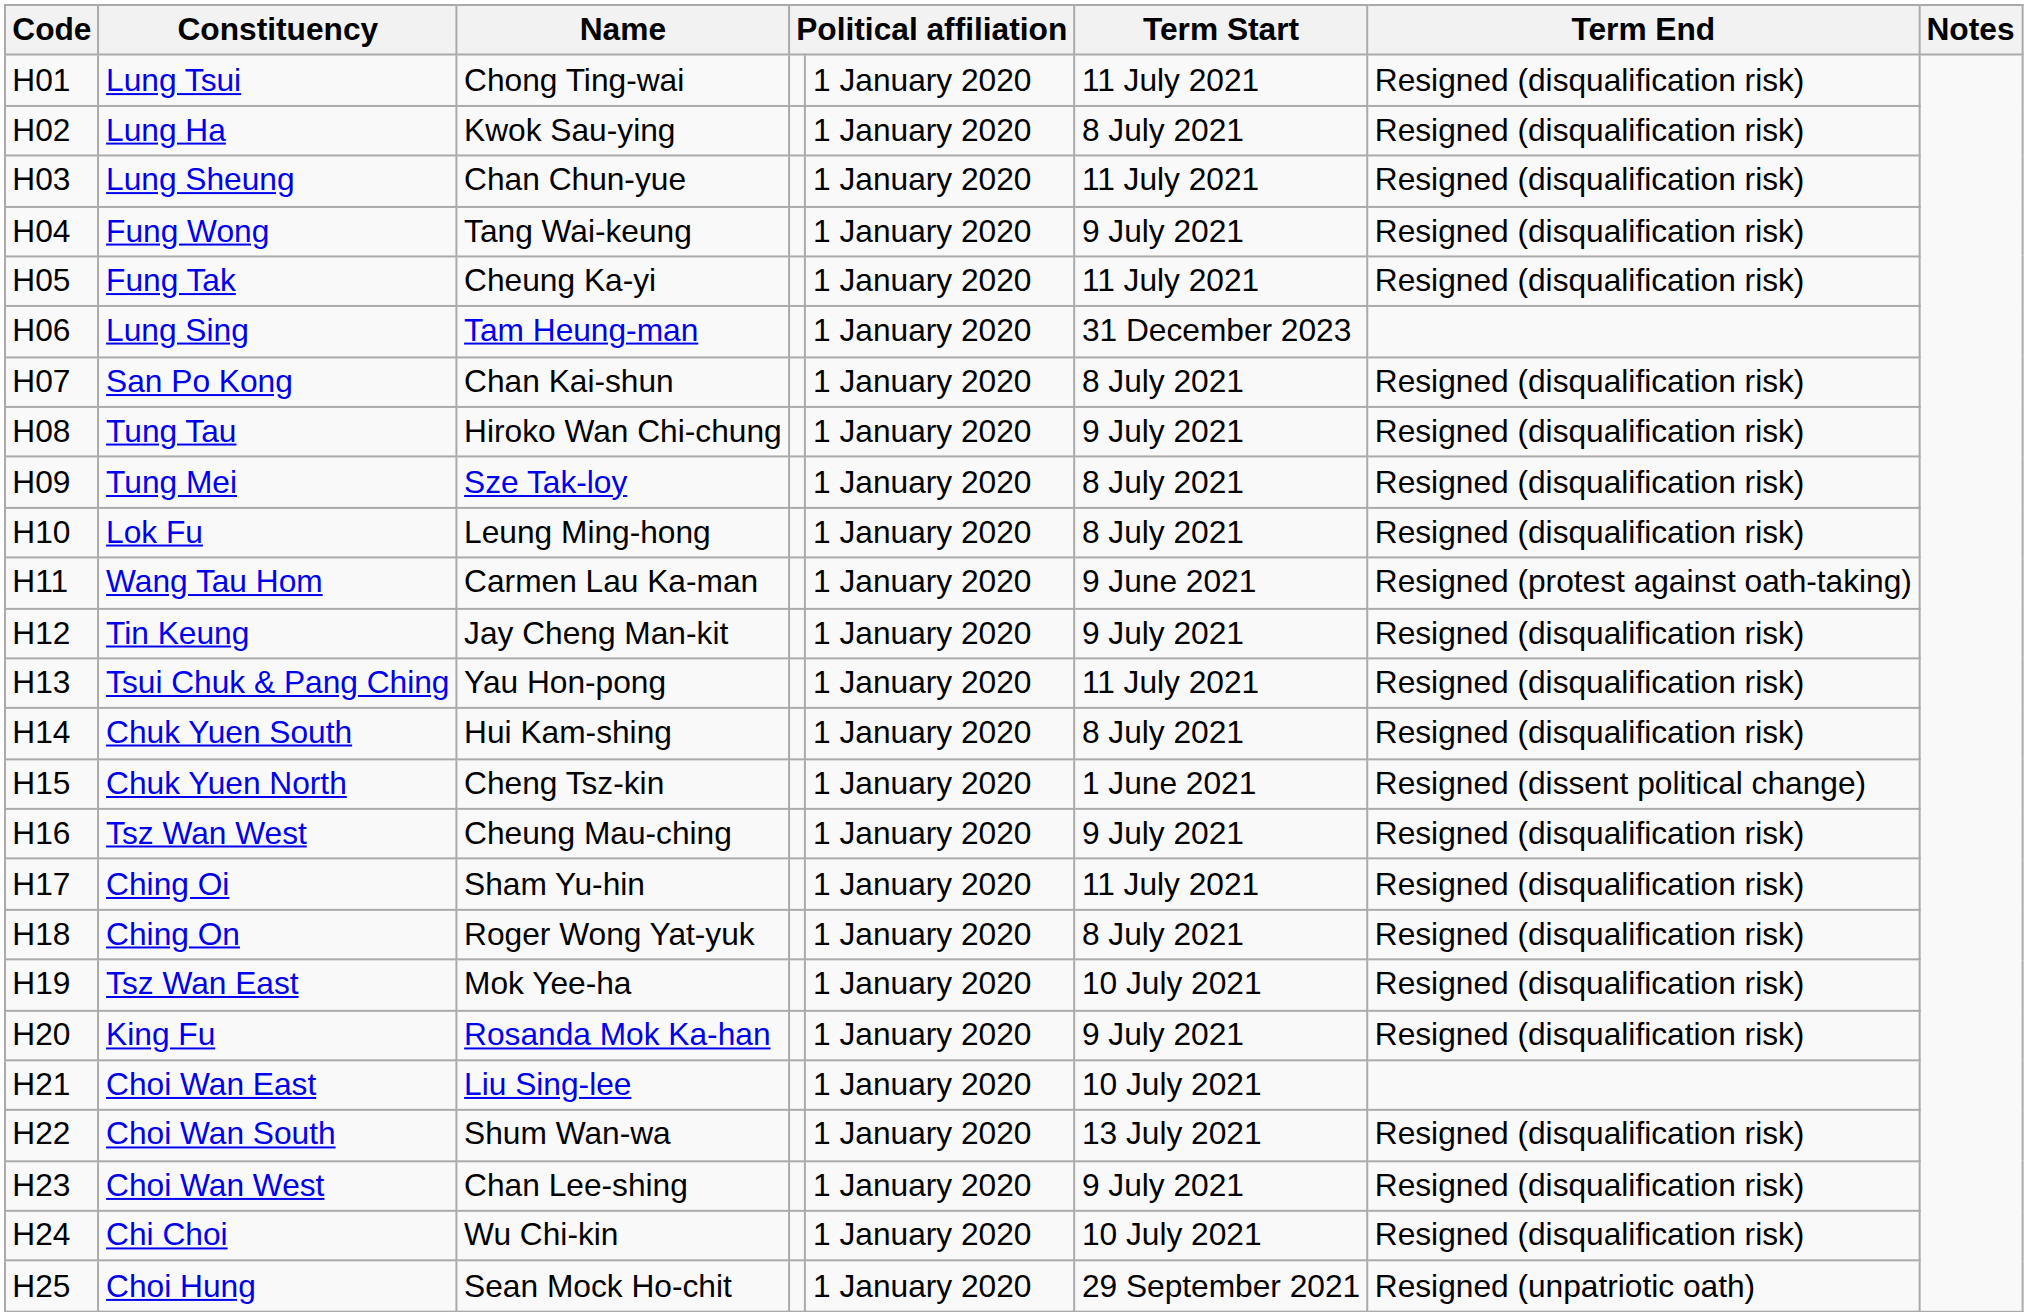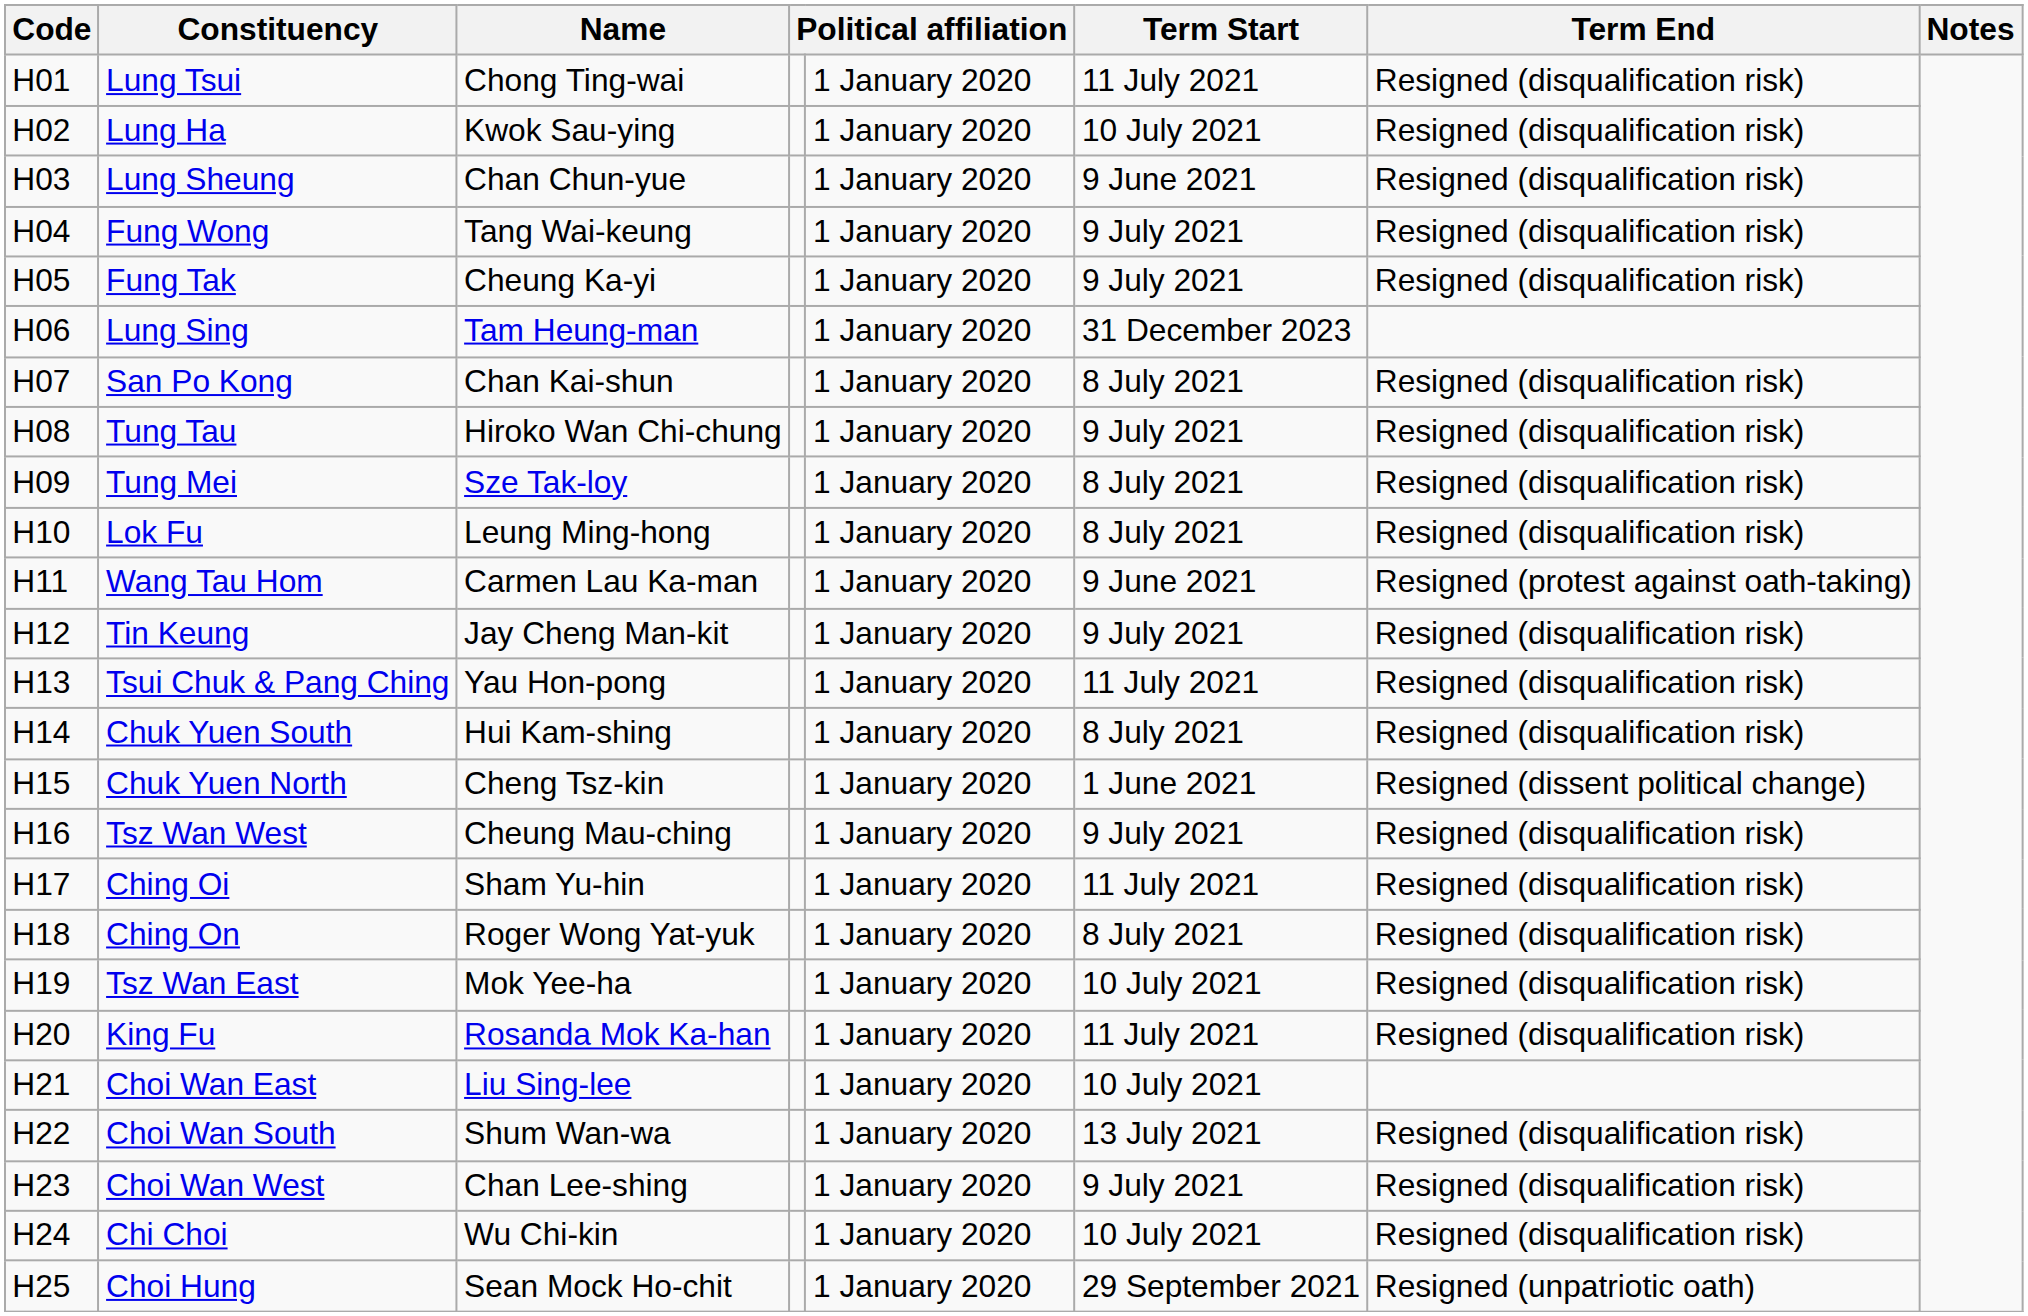(1163, 130) 8 July 2021 -> (1172, 130) 10 July 2021
(1171, 180) 11 July 2021 -> (1169, 180) 9 June 2021
(1171, 280) 11 July 2021 -> (1163, 280) 9 July 2021
(1163, 1034) 9 July 2021 -> (1171, 1034) 11 July 2021
